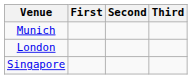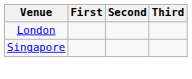- row: (36, 31)
